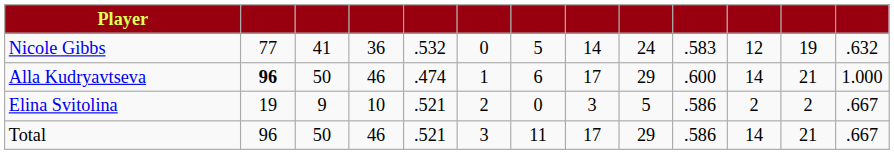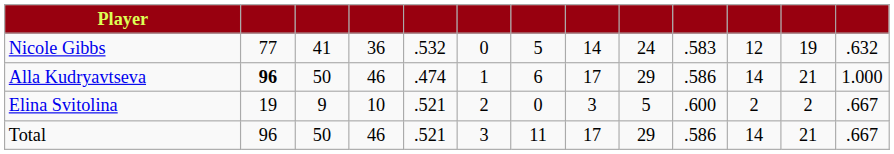(700, 76) .600 -> (700, 76) .586
(700, 105) .586 -> (700, 105) .600
